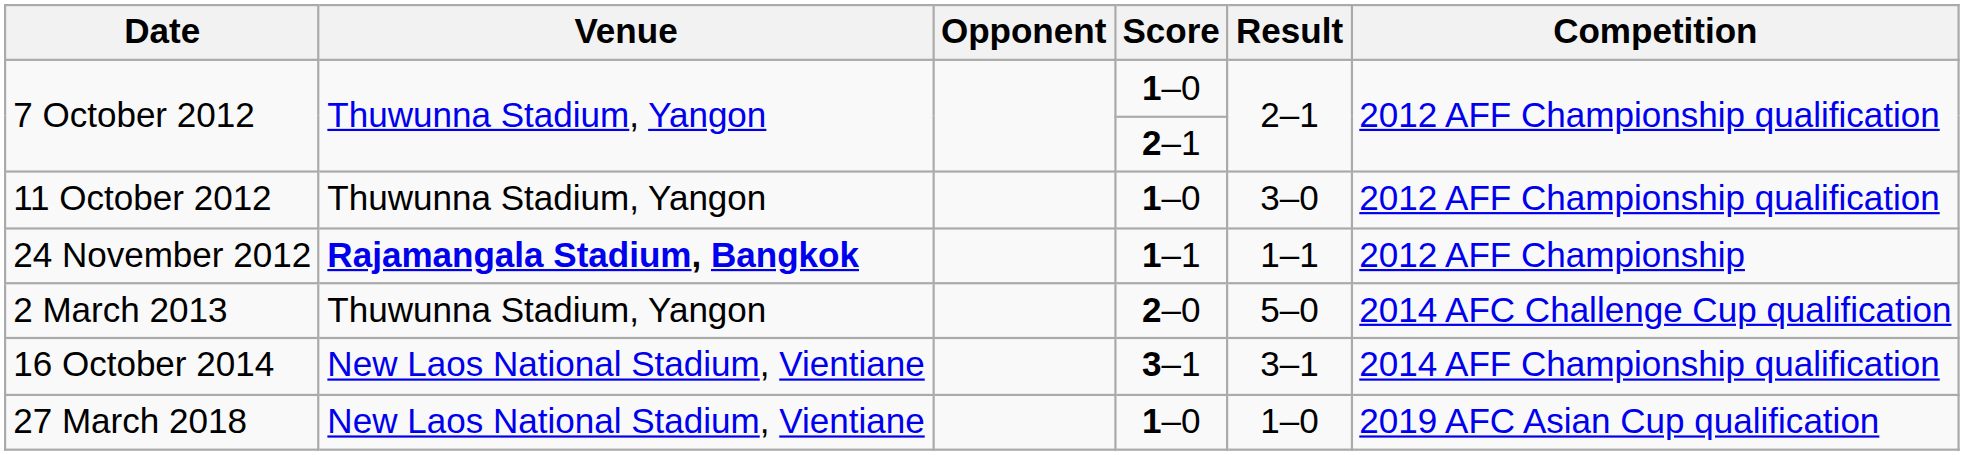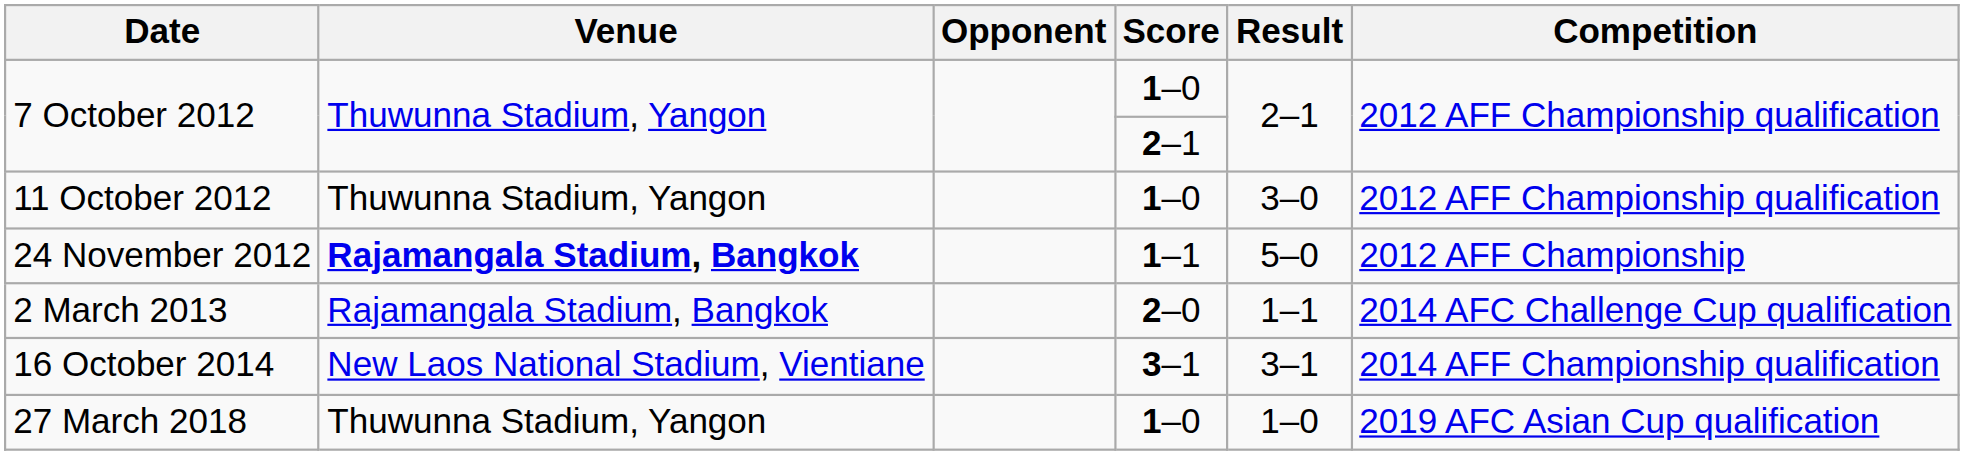(1290, 254) 1–1 -> (1290, 254) 5–0
(547, 310) Thuwunna Stadium, Yangon -> (578, 310) Rajamangala Stadium, Bangkok
(1290, 310) 5–0 -> (1290, 310) 1–1
(626, 421) New Laos National Stadium, Vientiane -> (547, 421) Thuwunna Stadium, Yangon
